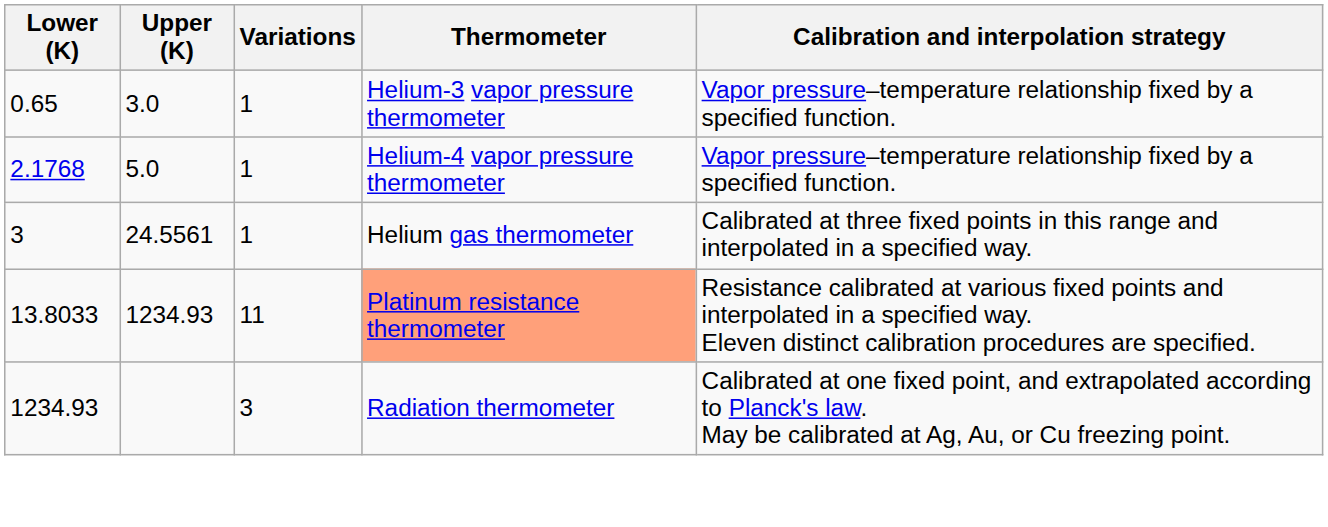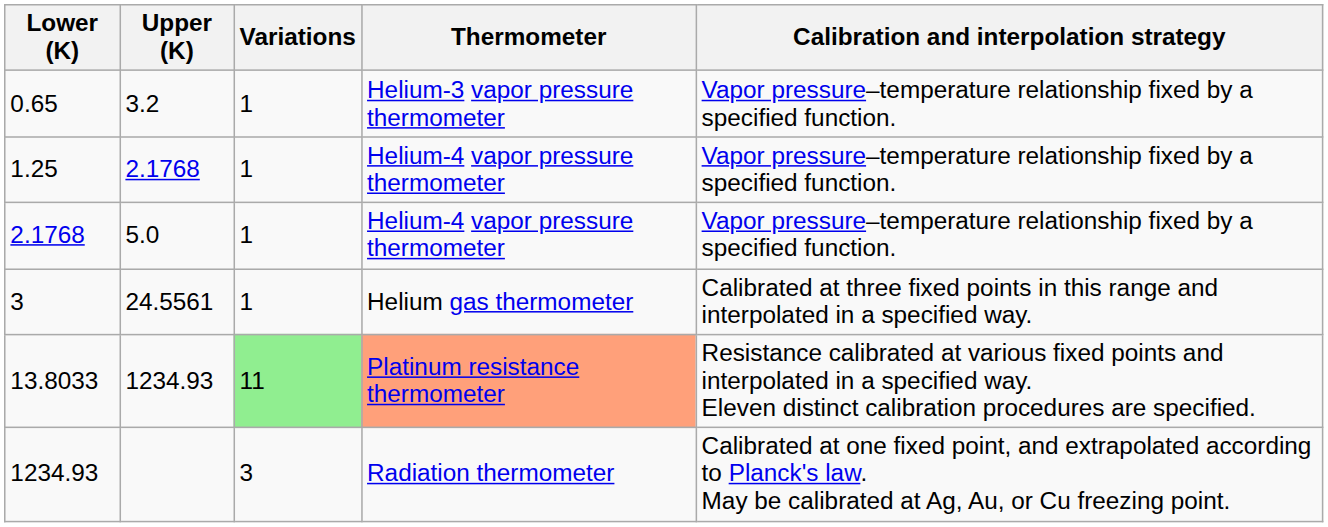(142, 103) 3.0 -> (142, 103) 3.2
+ row: (34, 169)
(252, 314) no background -> (252, 380) lightgreen background
